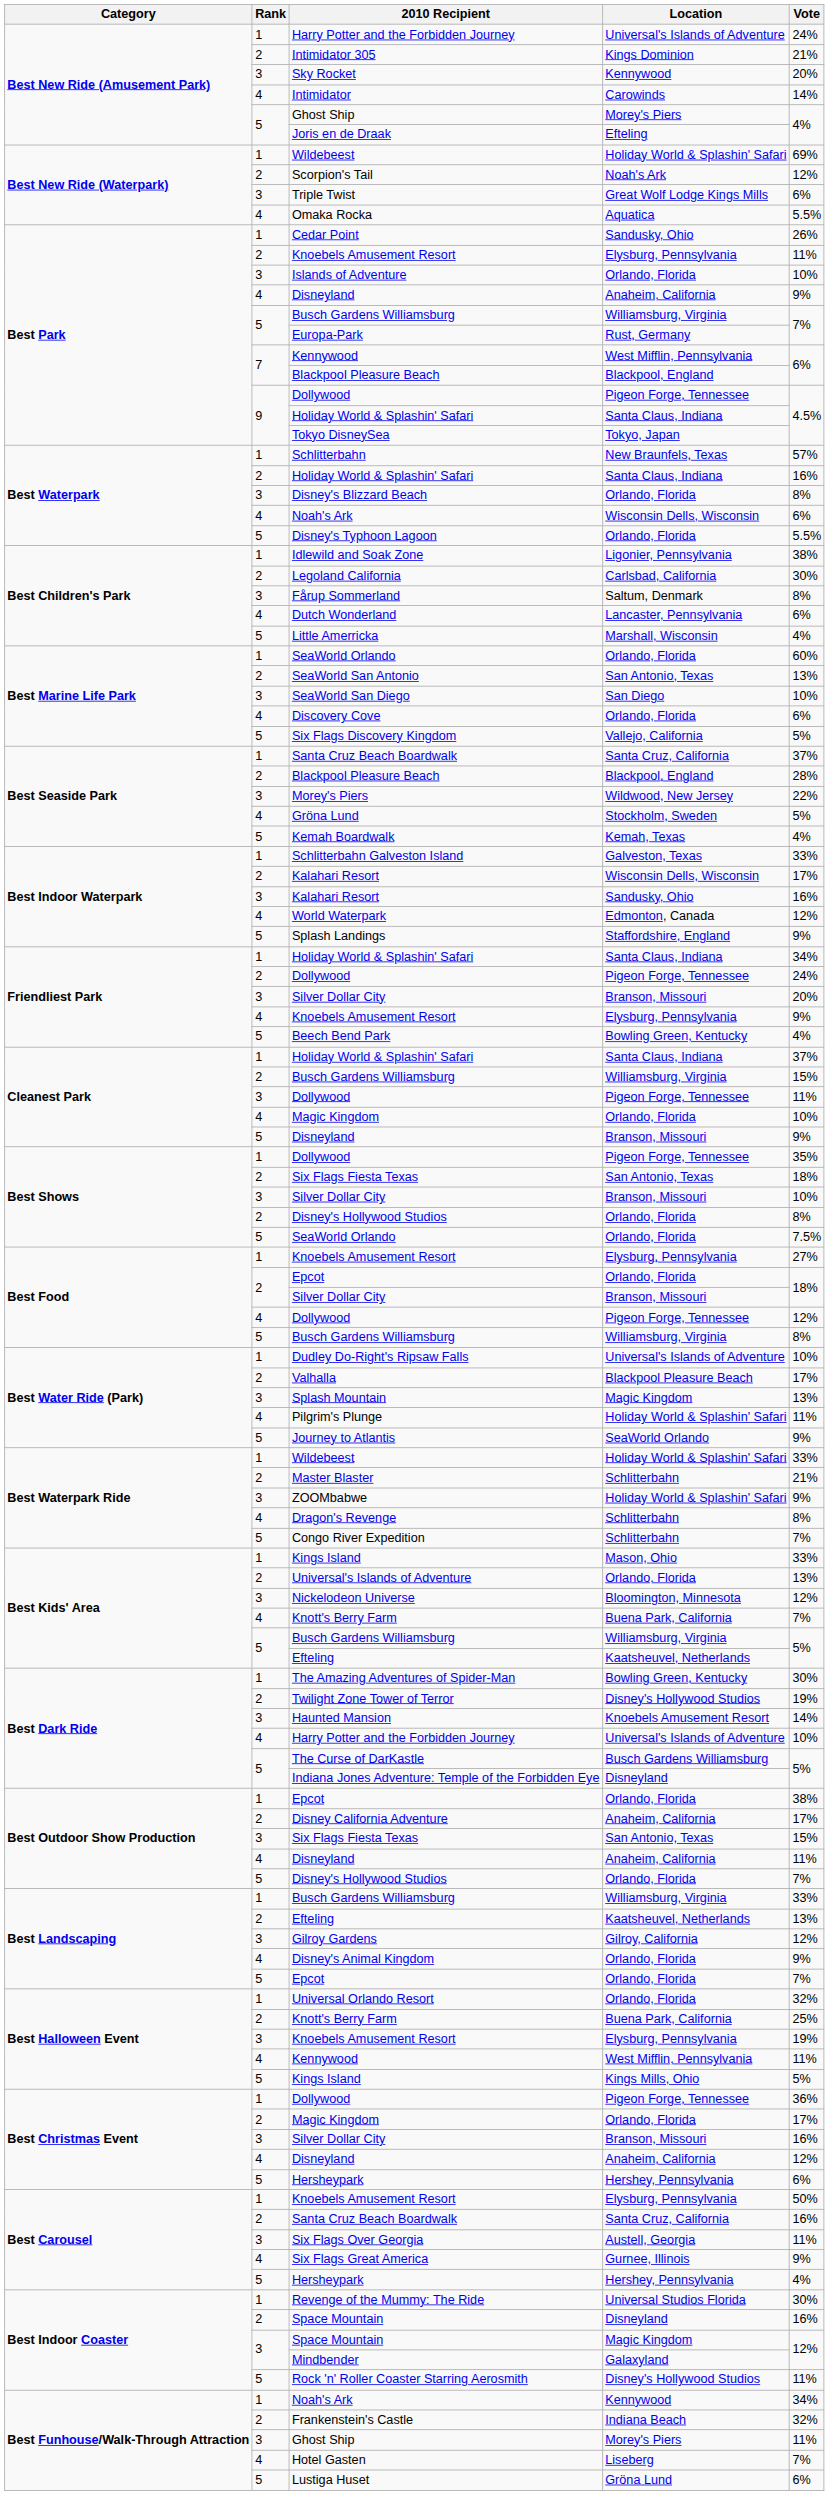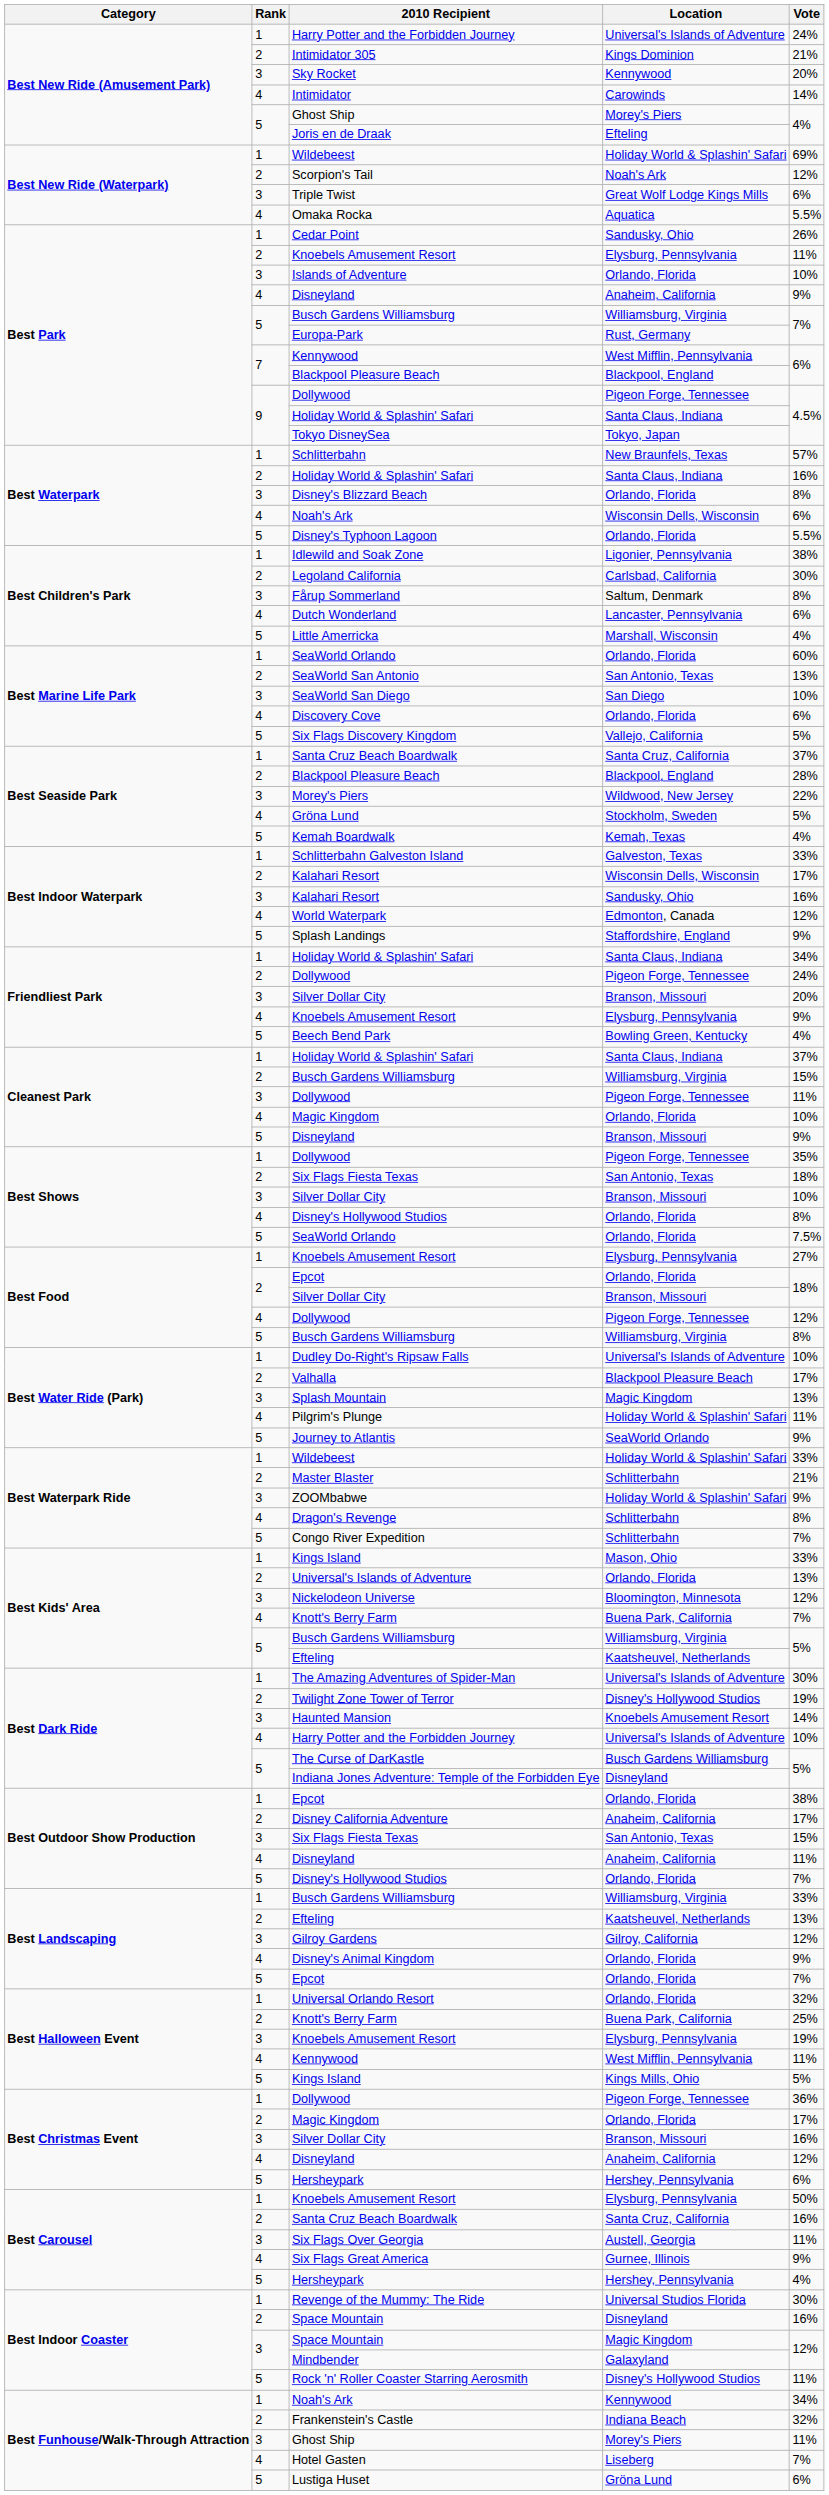(259, 1217) 2 -> (259, 1217) 4
(676, 1678) Bowling Green, Kentucky -> (695, 1678) Universal's Islands of Adventure
